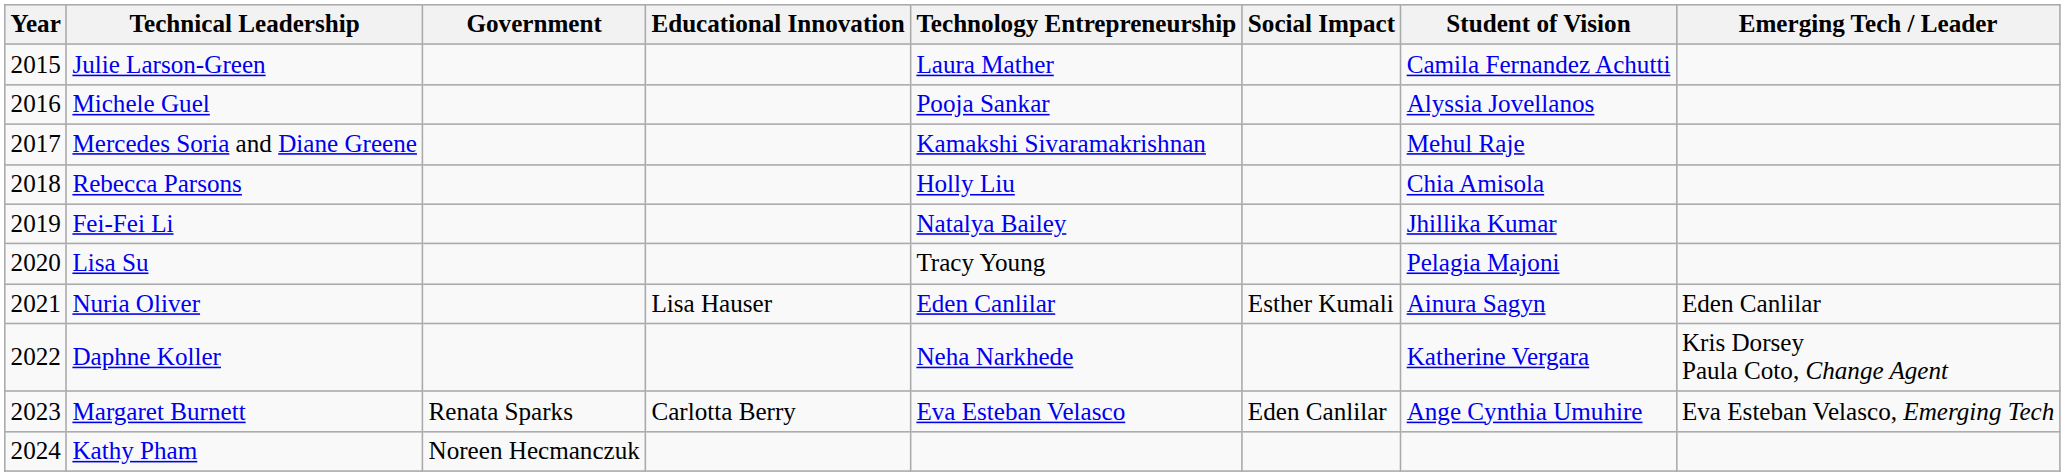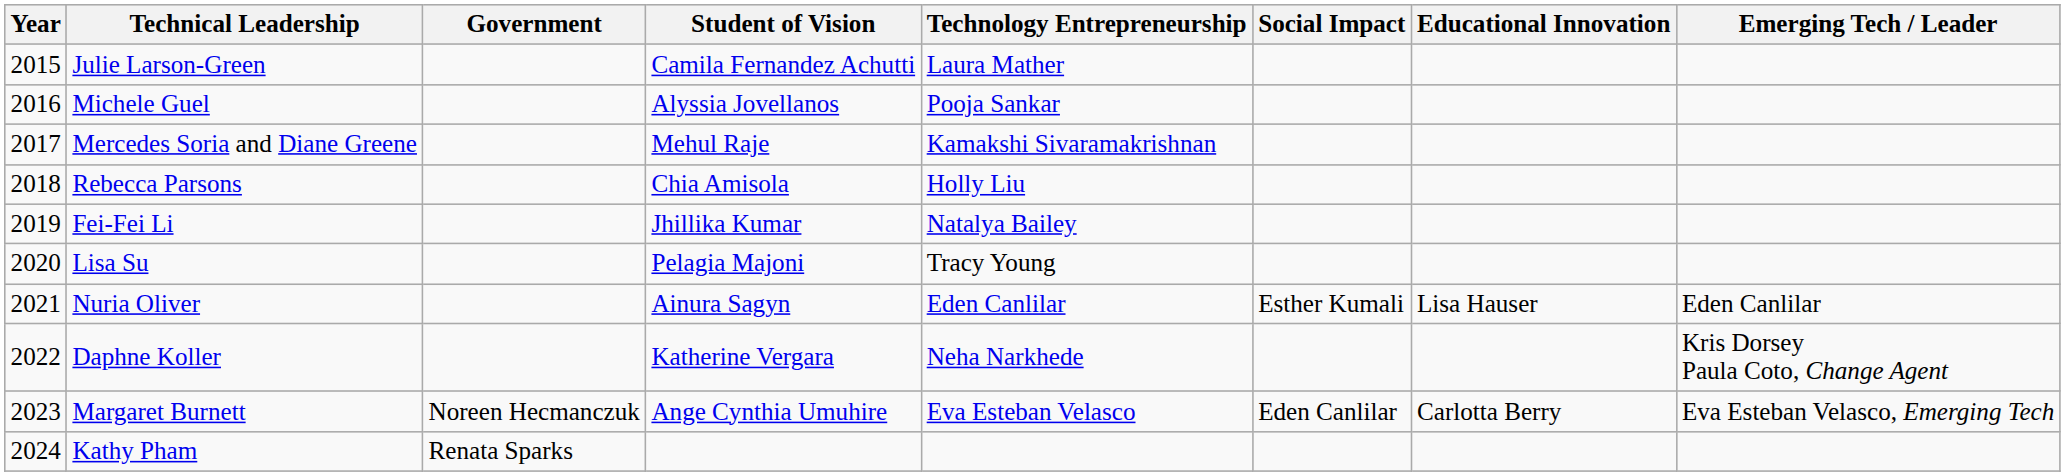columns swapped: (1539, 24) <-> (778, 24)
(501, 411) Renata Sparks -> (534, 411) Noreen Hecmanczuk
(534, 451) Noreen Hecmanczuk -> (501, 451) Renata Sparks
